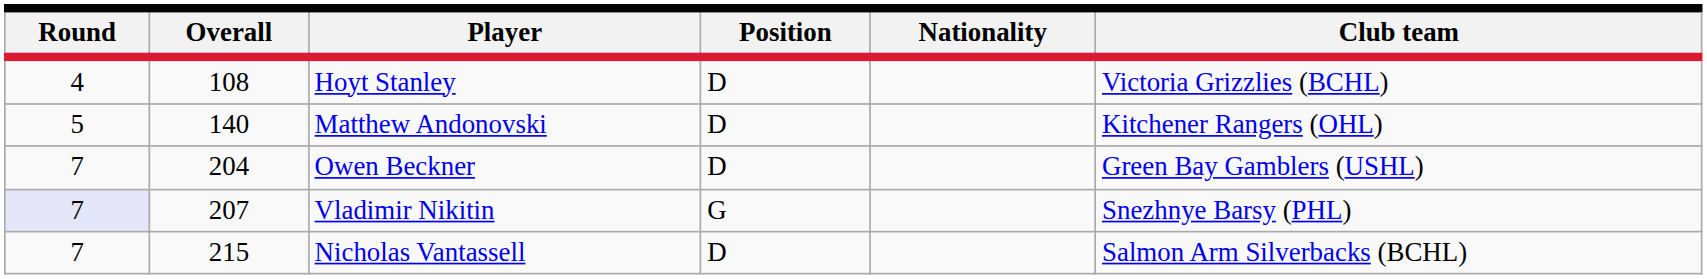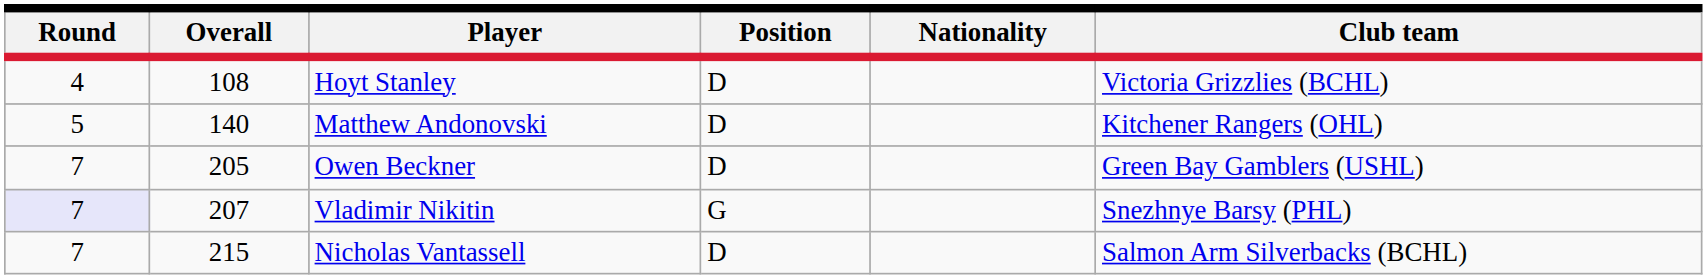(229, 167) 204 -> (229, 167) 205
